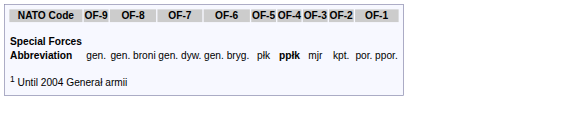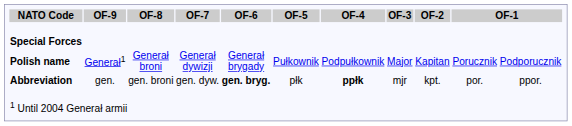+ row: (40, 61)
(227, 55) normal -> (246, 81) bold
